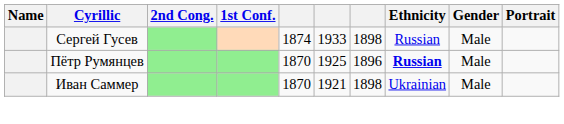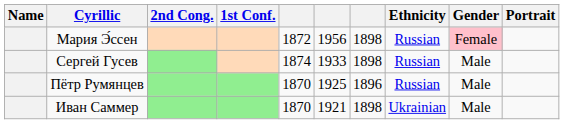+ row: (97, 38)
(417, 61) bold -> (417, 84) normal
